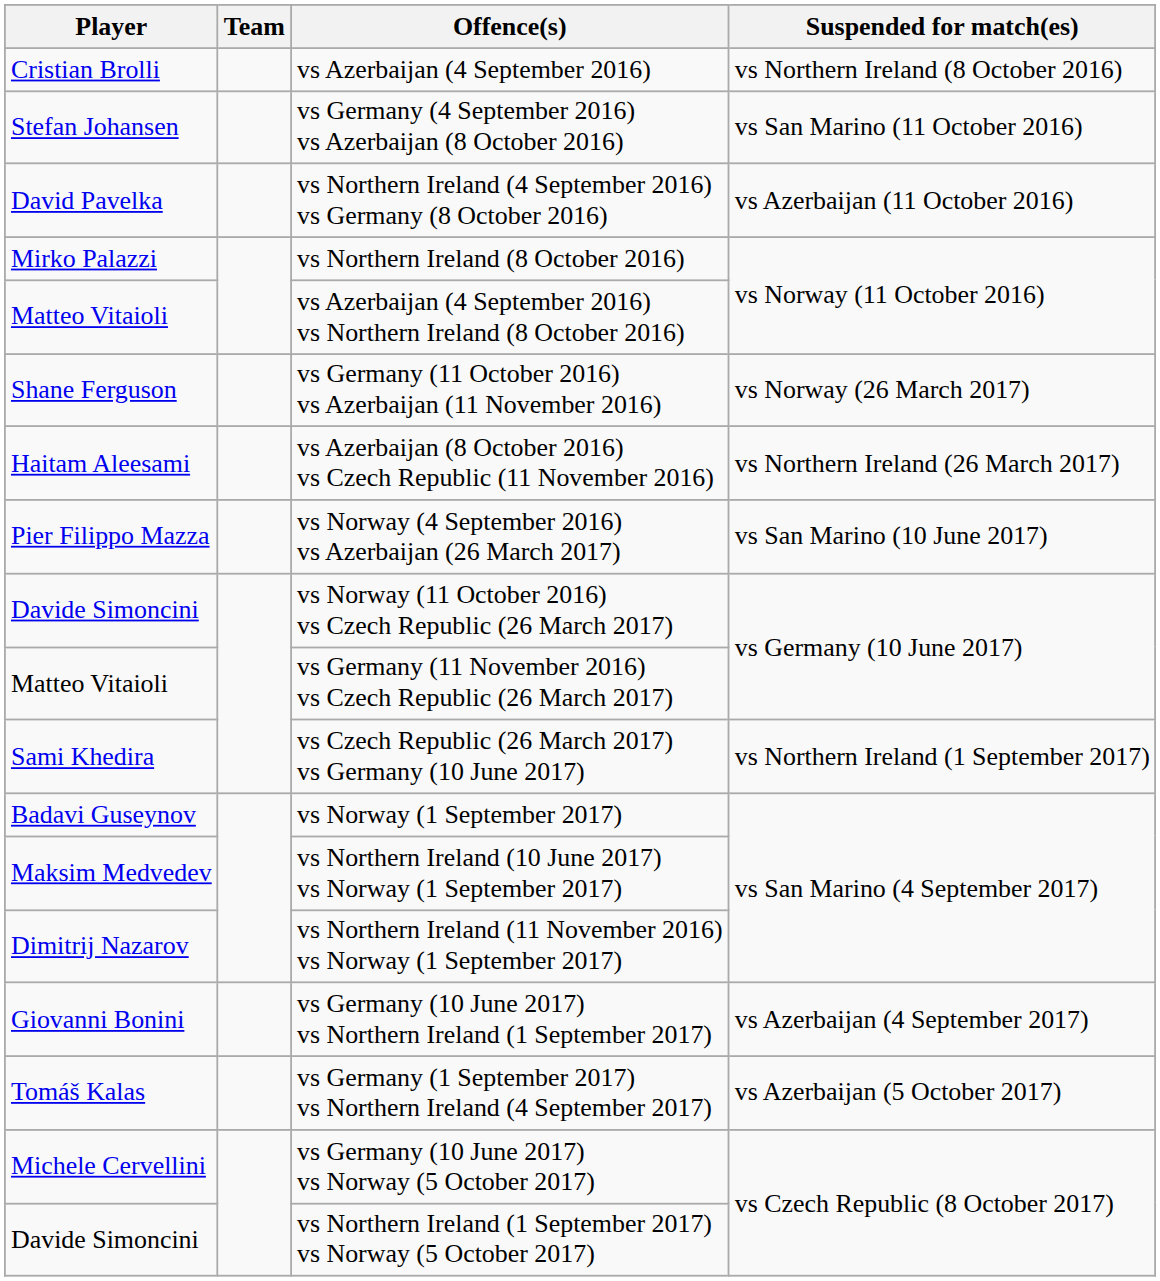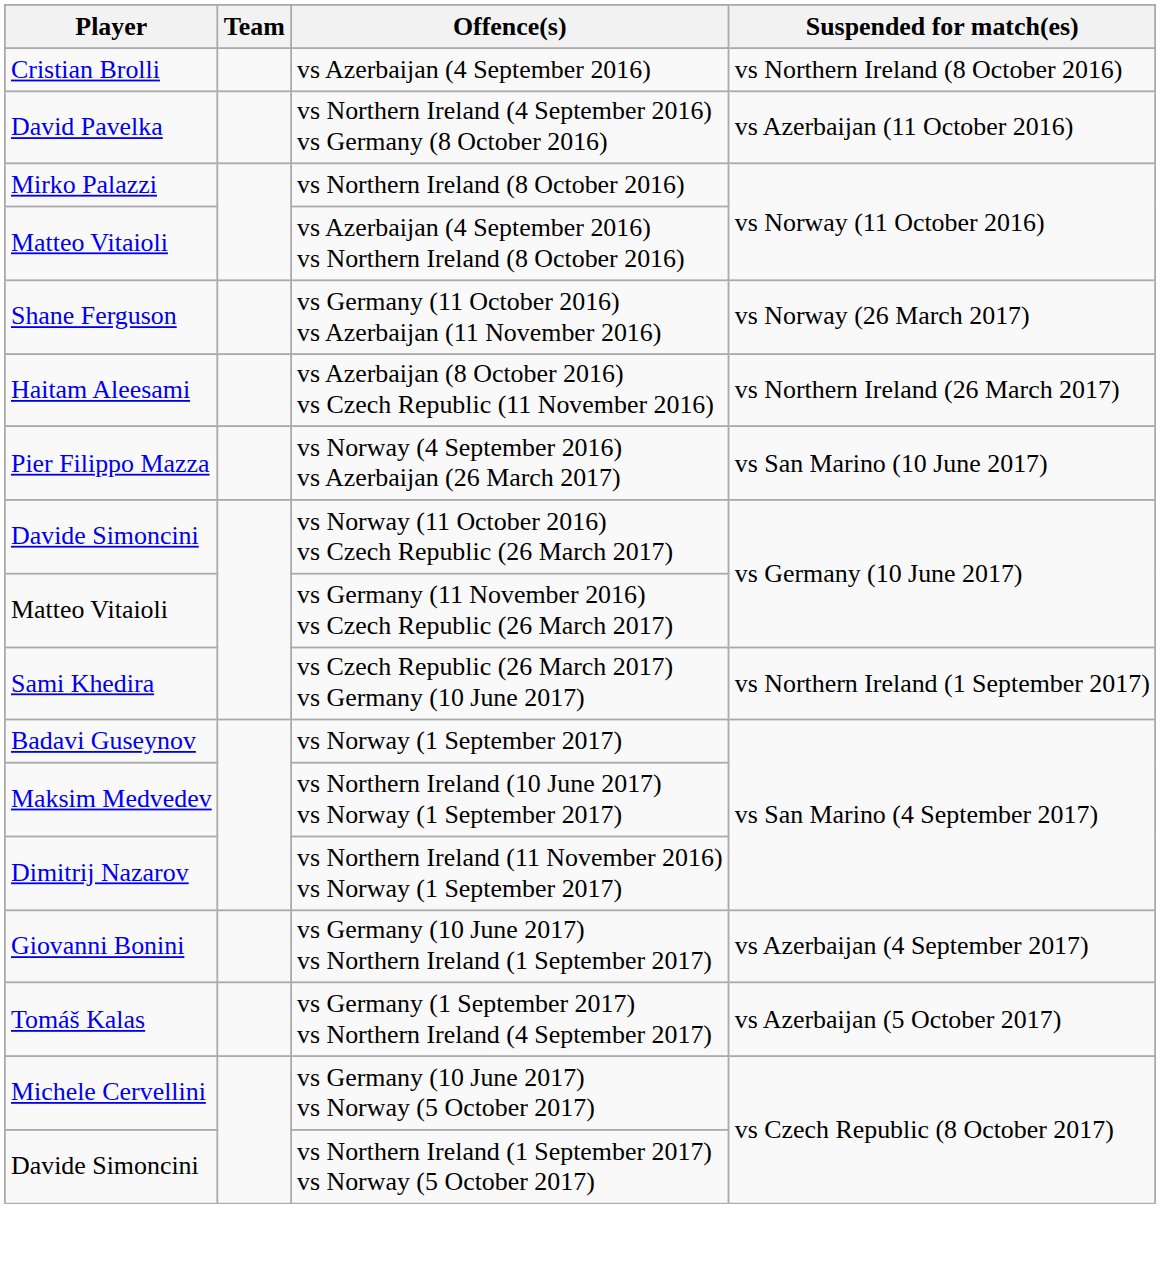- row: (466, 127)
